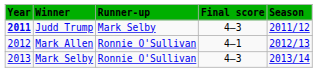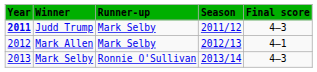columns swapped: (233, 12) <-> (287, 12)
(147, 44) Ronnie O'Sullivan -> (127, 44) Mark Selby
